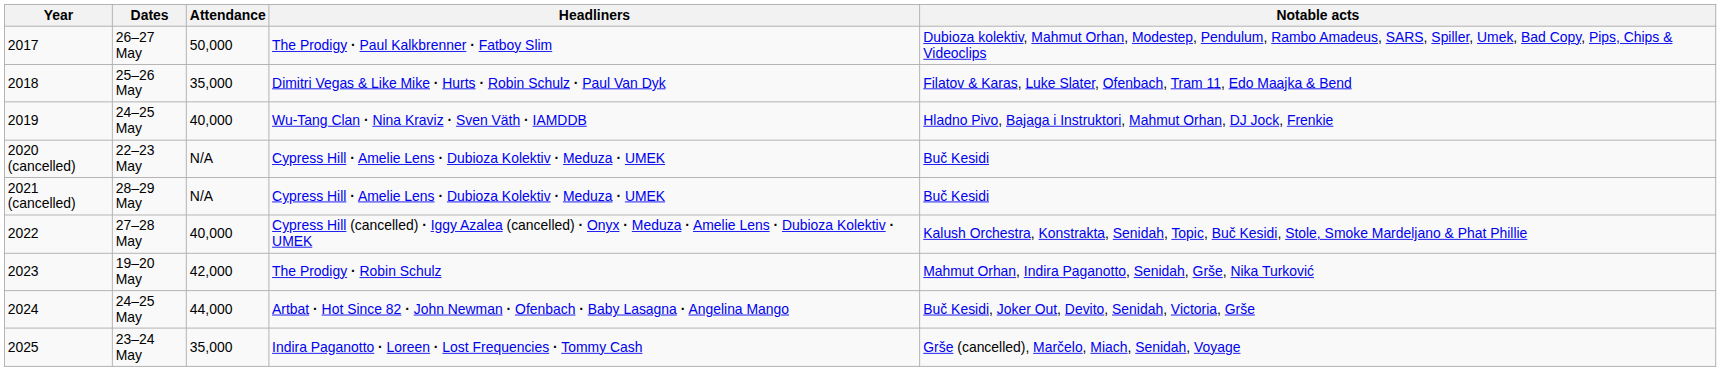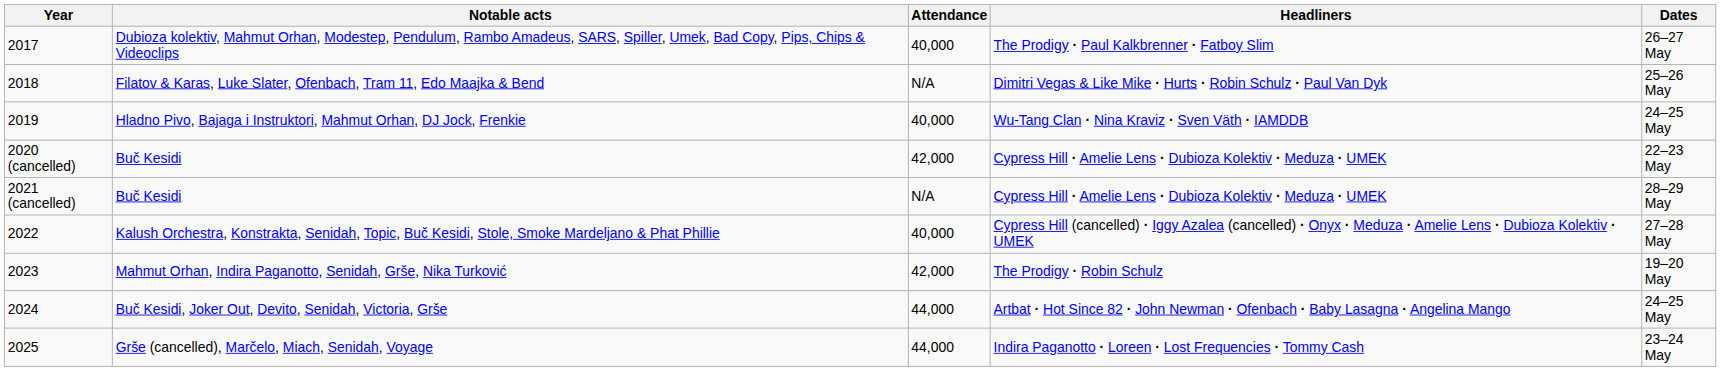columns swapped: (150, 15) <-> (1318, 15)
(211, 45) 50,000 -> (933, 45) 40,000
(211, 83) 35,000 -> (923, 83) N/A
(201, 158) N/A -> (933, 158) 42,000
(211, 347) 35,000 -> (933, 347) 44,000
